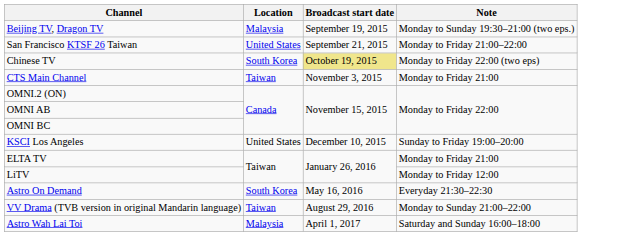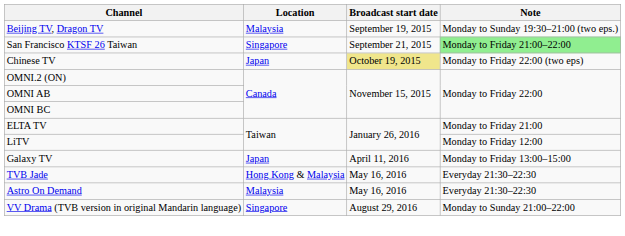(273, 45) United States -> (267, 45) Singapore
(463, 45) no background -> (507, 45) lightgreen background
(272, 61) South Korea -> (257, 61) Japan
- row: (46, 77)
- row: (45, 142)
+ row: (29, 158)
+ row: (27, 175)
(272, 191) South Korea -> (265, 191) Malaysia
(261, 207) Taiwan -> (267, 207) Singapore
- row: (45, 223)
